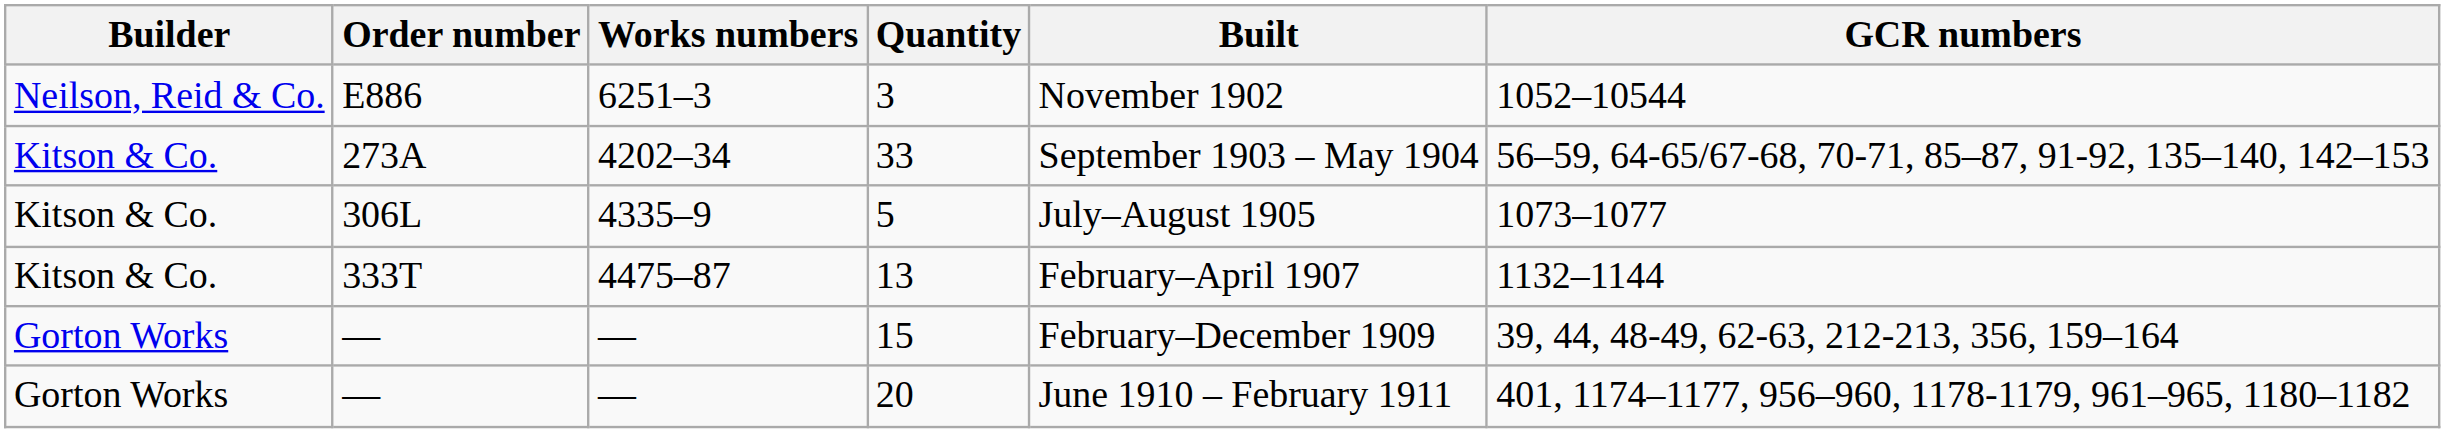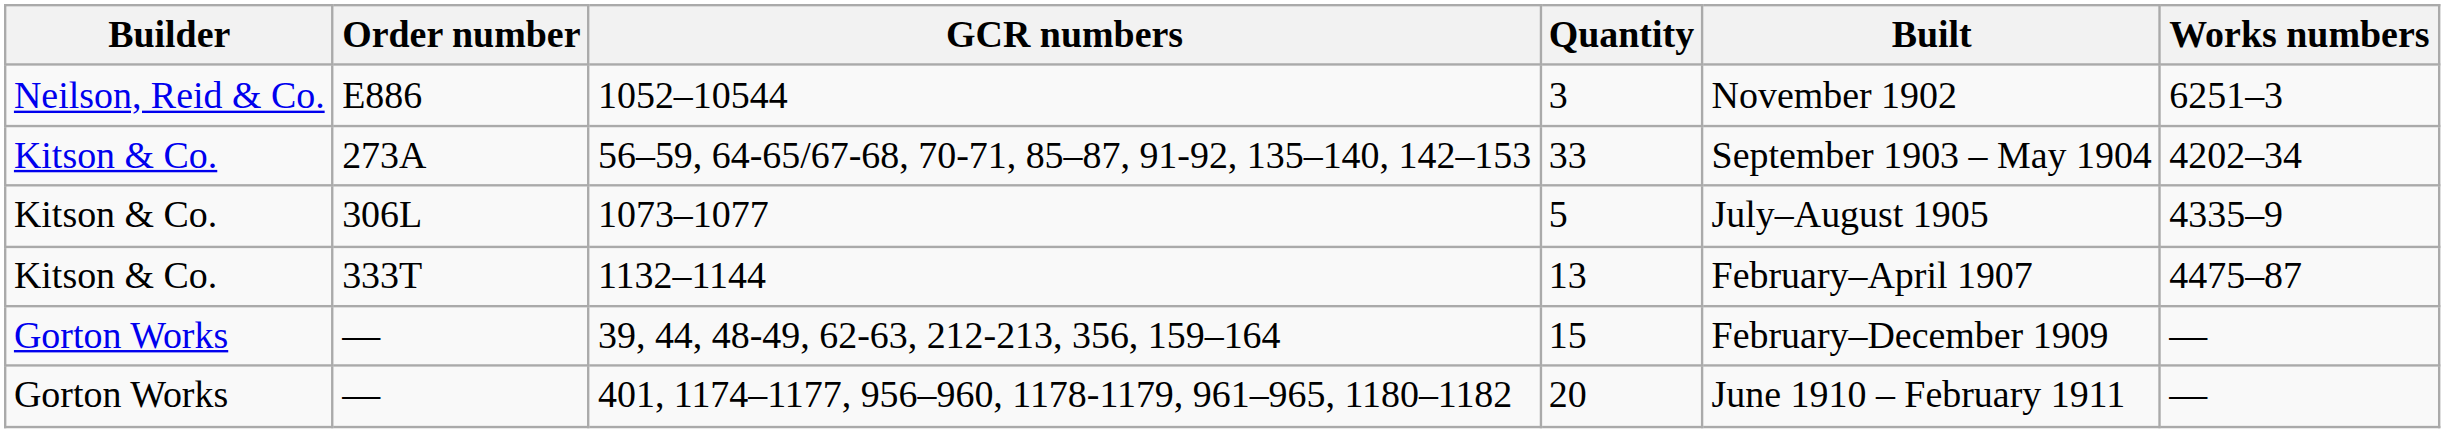columns swapped: (728, 34) <-> (1963, 34)
